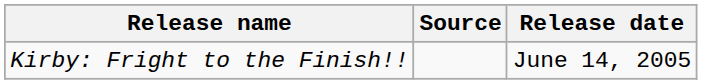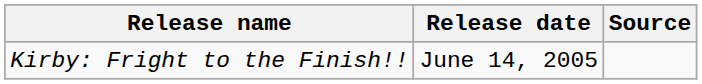columns swapped: (602, 24) <-> (461, 24)
